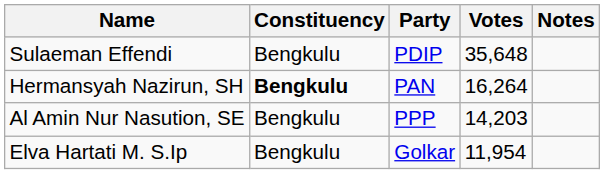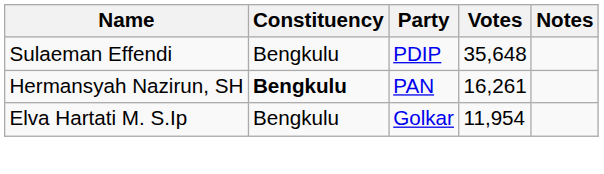(496, 86) 16,264 -> (495, 86) 16,261
- row: (127, 119)
